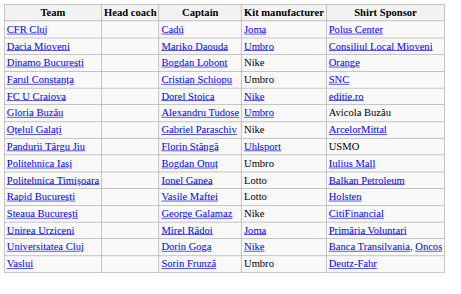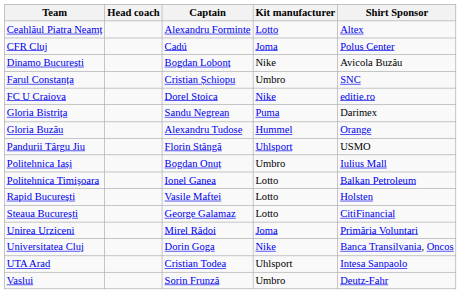+ row: (55, 29)
- row: (38, 46)
(344, 63) Orange -> (371, 63) Avicola Buzău
+ row: (37, 113)
(259, 113) Umbro -> (274, 130) Hummel
(360, 113) Avicola Buzău -> (356, 130) Orange
- row: (34, 130)
(254, 213) Nike -> (267, 213) Lotto
+ row: (28, 264)
